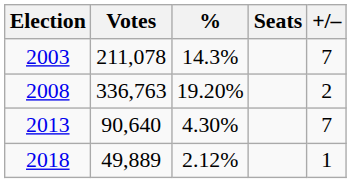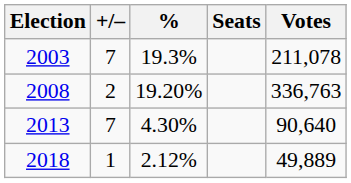columns swapped: (131, 21) <-> (327, 21)
(210, 56) 14.3% -> (169, 56) 19.3%
